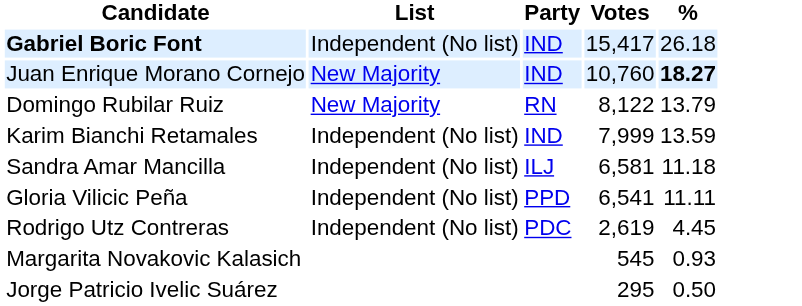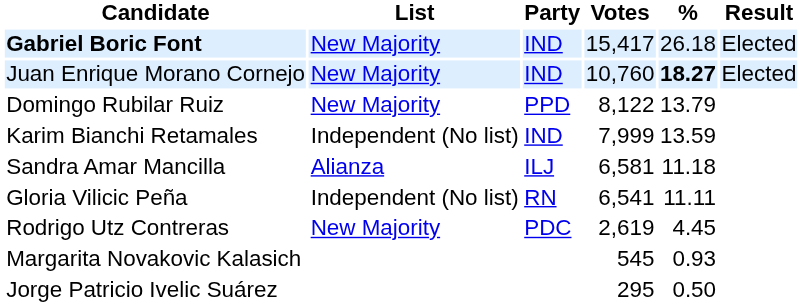+ column: (759, 12)
(415, 43) Independent (No list) -> (375, 43) New Majority
(540, 104) RN -> (547, 104) PPD
(415, 166) Independent (No list) -> (347, 166) Alianza
(547, 197) PPD -> (540, 197) RN
(415, 228) Independent (No list) -> (375, 228) New Majority
